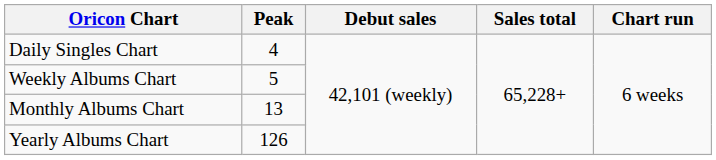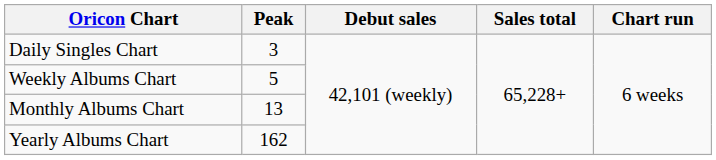(274, 49) 4 -> (274, 49) 3
(274, 139) 126 -> (274, 139) 162
